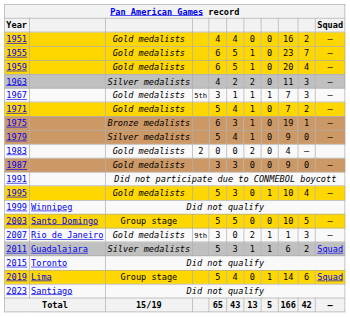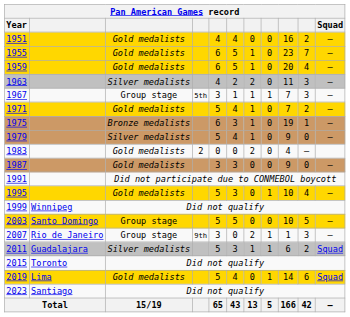(149, 95) Gold medalists -> (149, 95) Group stage
(149, 235) Gold medalists -> (149, 235) Group stage
(149, 277) Group stage -> (149, 277) Gold medalists
